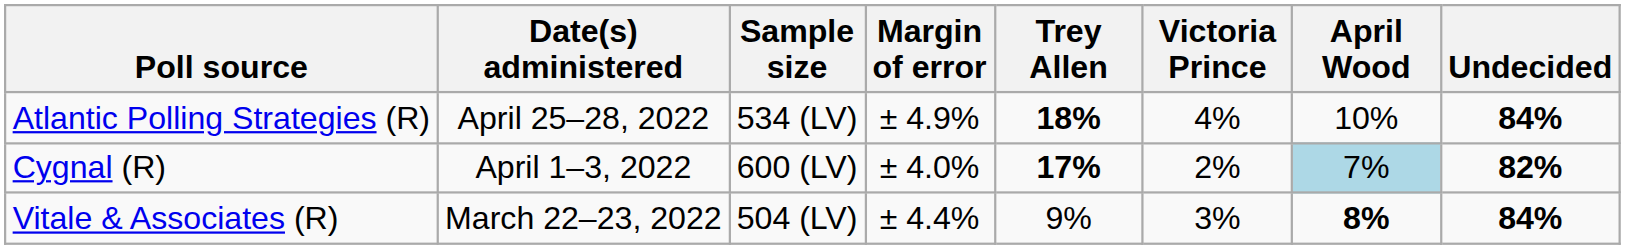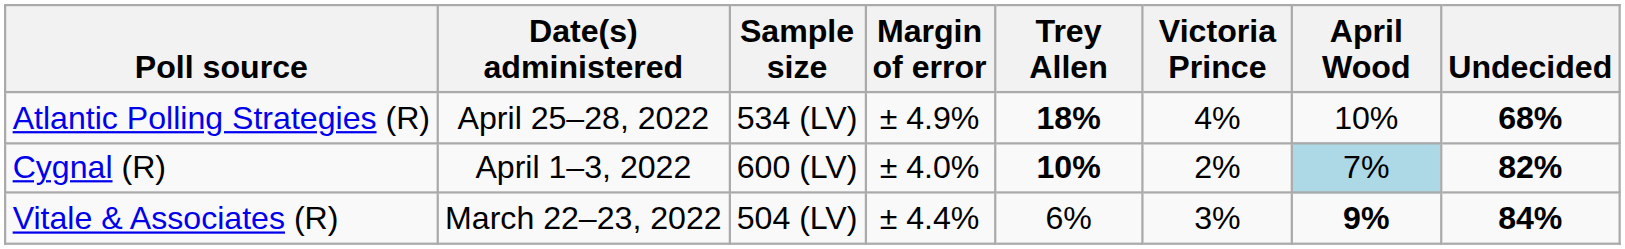(1530, 117) 84% -> (1530, 117) 68%
(1069, 168) 17% -> (1069, 168) 10%
(1069, 219) 9% -> (1069, 219) 6%
(1366, 219) 8% -> (1366, 219) 9%
